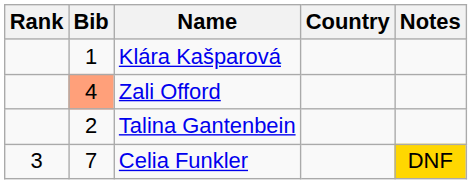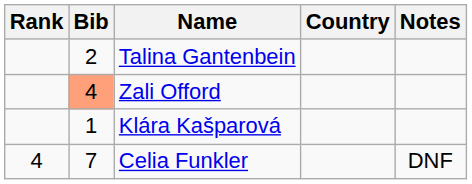rows swapped: (207, 126) <-> (200, 56)
(37, 160) 3 -> (37, 160) 4
(430, 160) gold background -> (430, 160) no background
